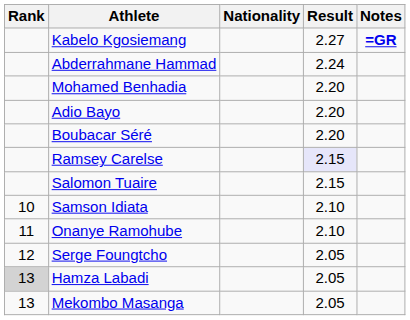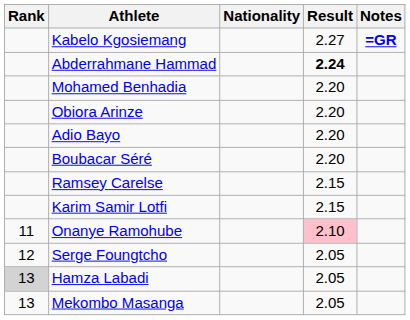(330, 64) normal -> (330, 64) bold
+ row: (97, 111)
(330, 159) lavender background -> (330, 183) no background
+ row: (109, 207)
- row: (104, 183)
- row: (100, 207)
(330, 231) no background -> (330, 231) pink background
